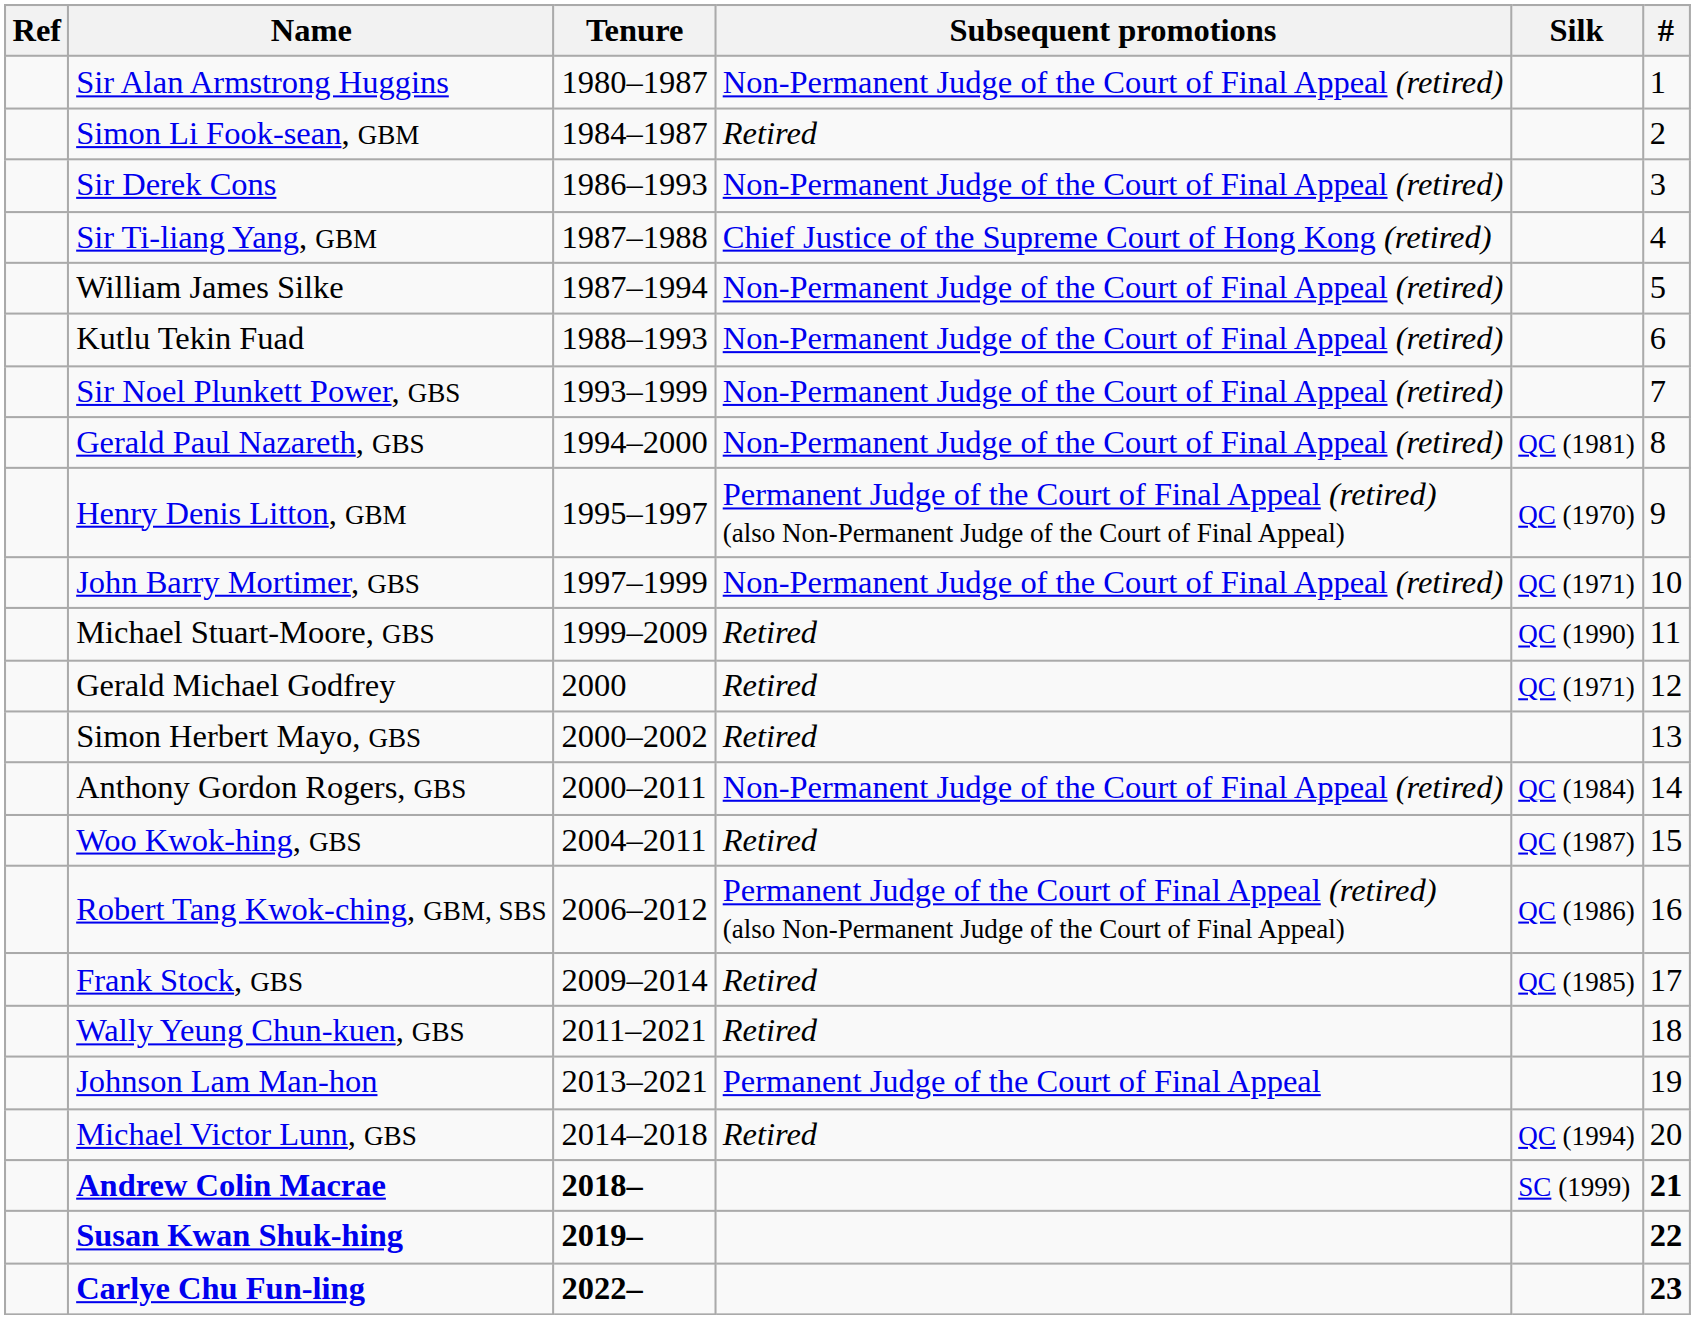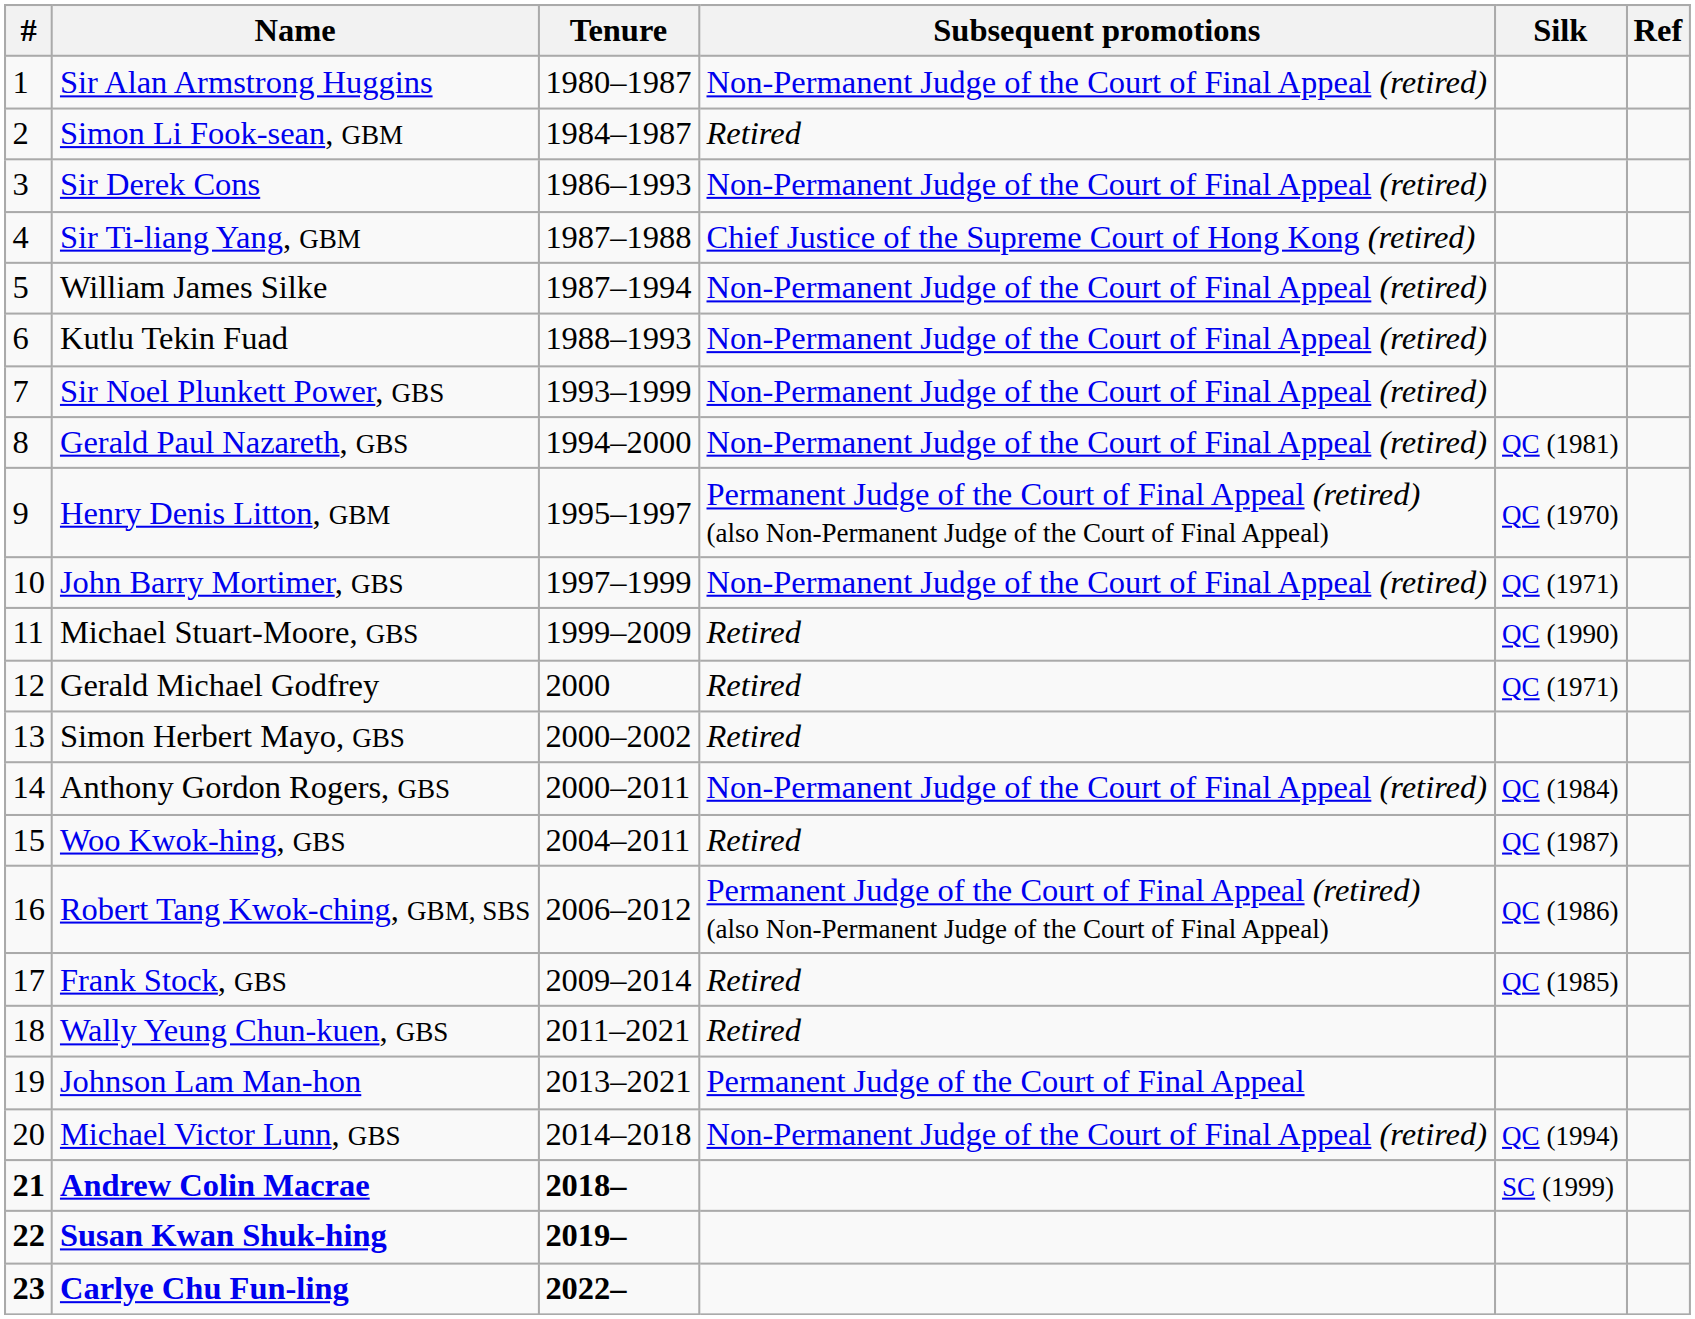columns swapped: (1666, 30) <-> (37, 30)
(770, 1133) Retired -> (1097, 1133) Non-Permanent Judge of the Court of Final Appeal (retired)
